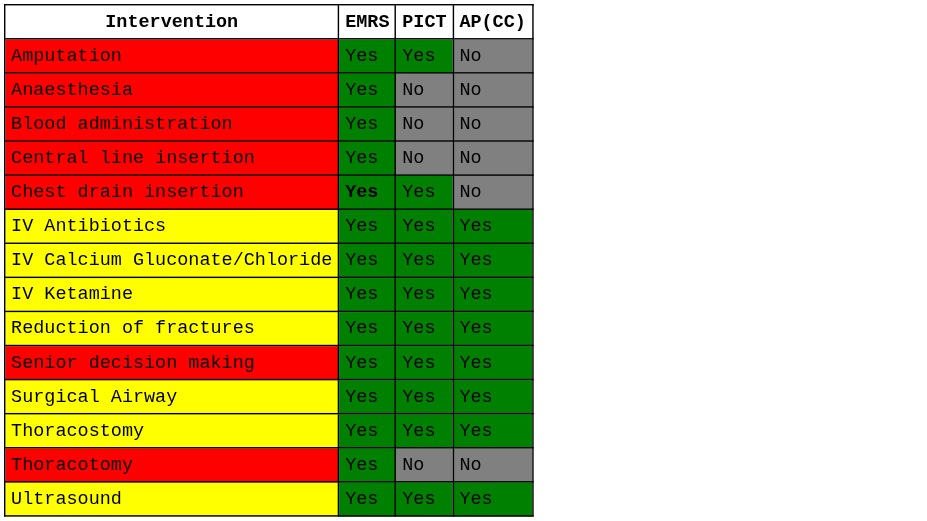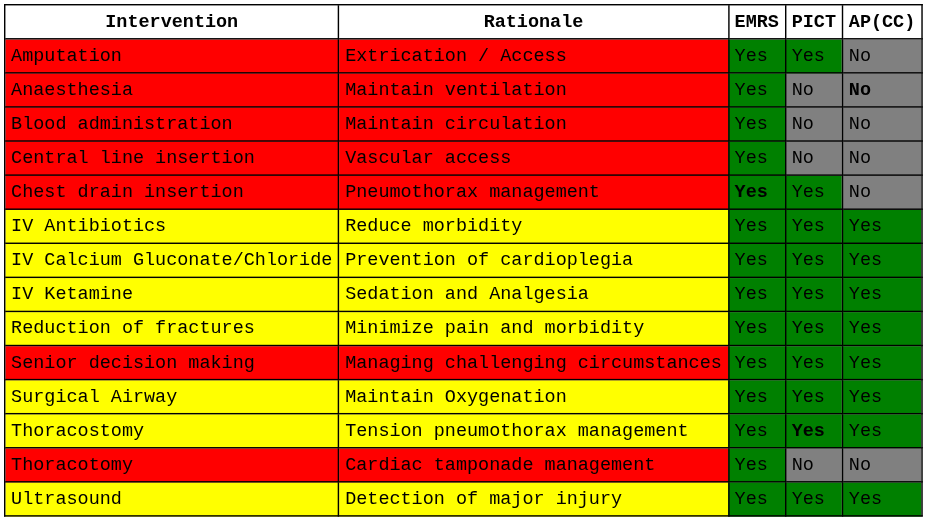+ column: (533, 22)
(470, 90) normal -> (860, 90) bold
(419, 431) normal -> (808, 431) bold
